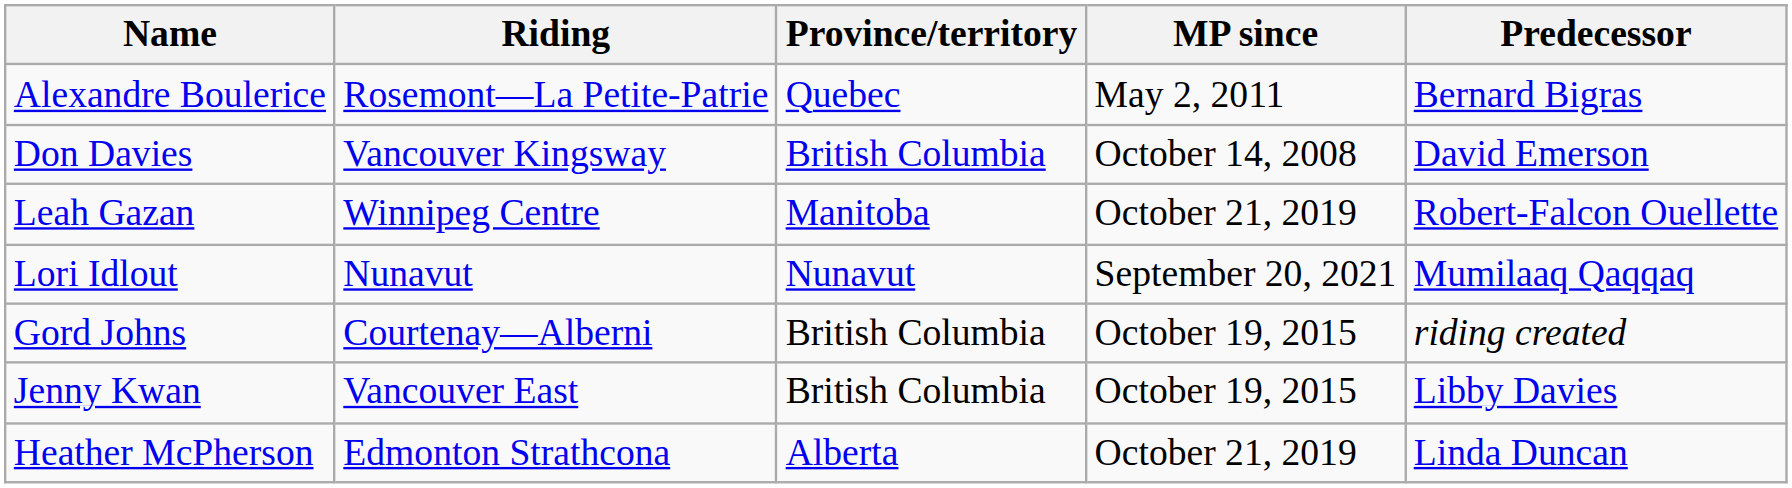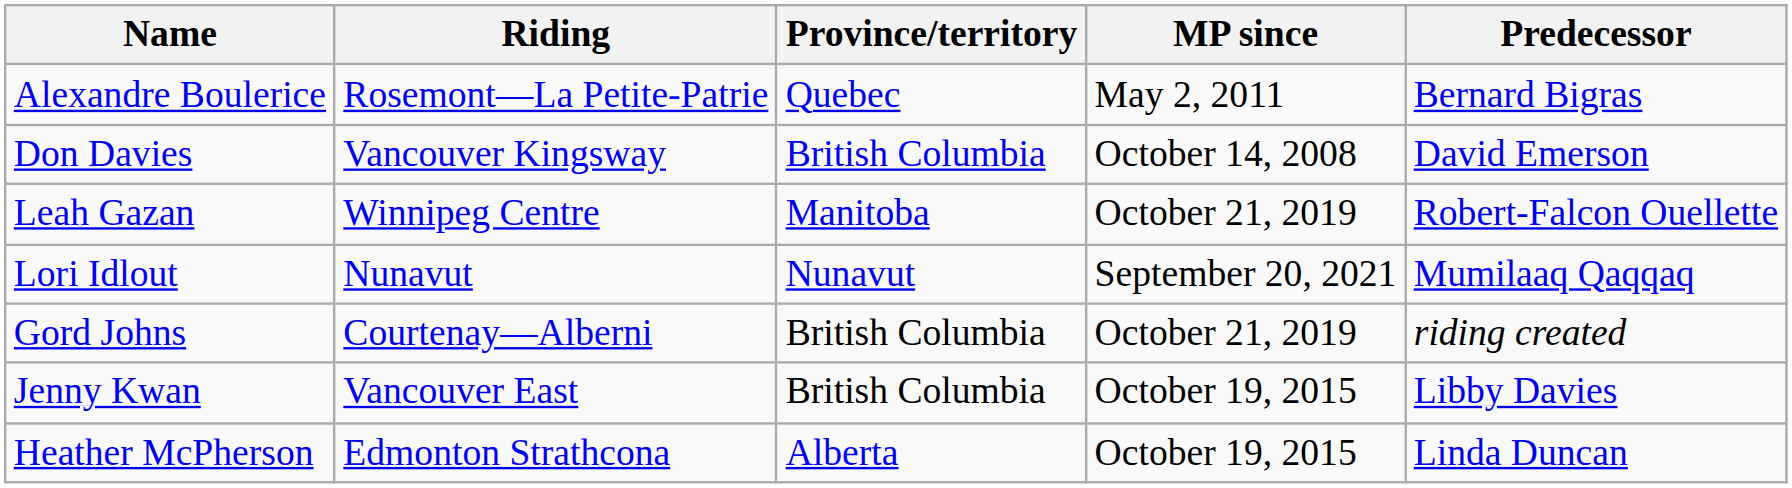(1226, 332) October 19, 2015 -> (1226, 332) October 21, 2019
(1226, 451) October 21, 2019 -> (1226, 451) October 19, 2015
